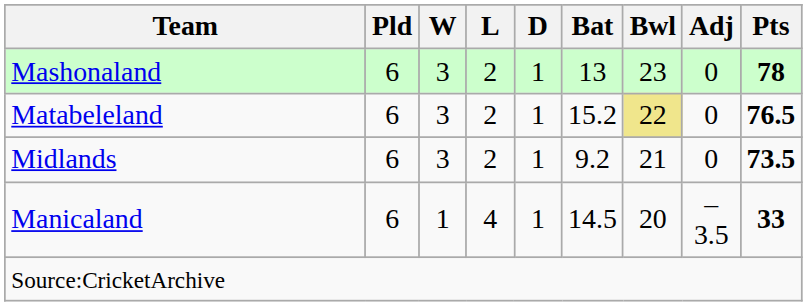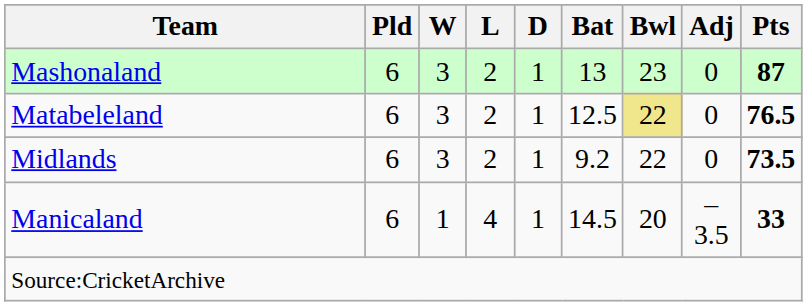(771, 70) 78 -> (771, 70) 87
(592, 114) 15.2 -> (592, 114) 12.5
(653, 159) 21 -> (653, 159) 22
